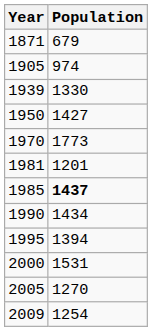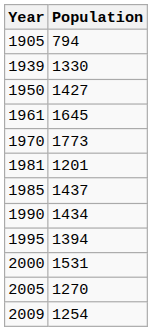- row: (26, 42)
(66, 67) 974 -> (66, 42) 794
+ row: (26, 116)
(70, 191) bold -> (70, 191) normal
